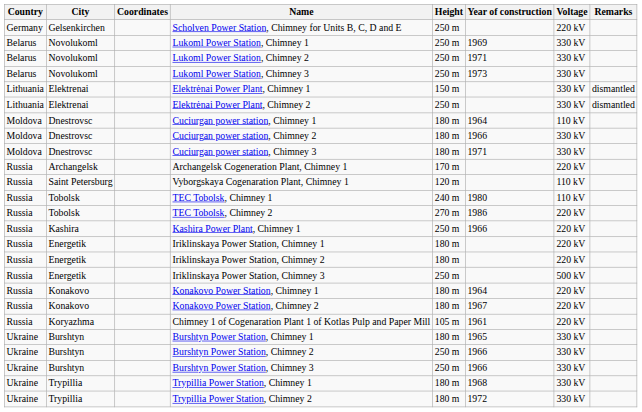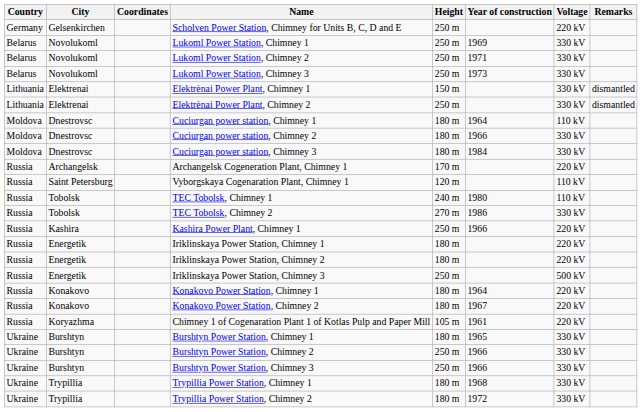(477, 151) 1971 -> (477, 151) 1984
(571, 213) 220 kV -> (571, 213) 330 kV
